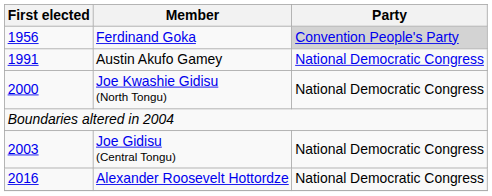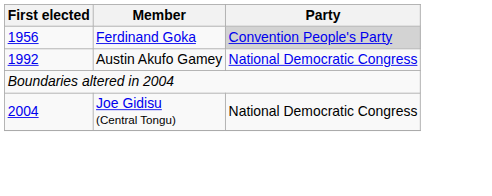(23, 59) 1991 -> (23, 59) 1992
- row: (157, 89)
(23, 149) 2003 -> (23, 111) 2004
- row: (192, 179)
